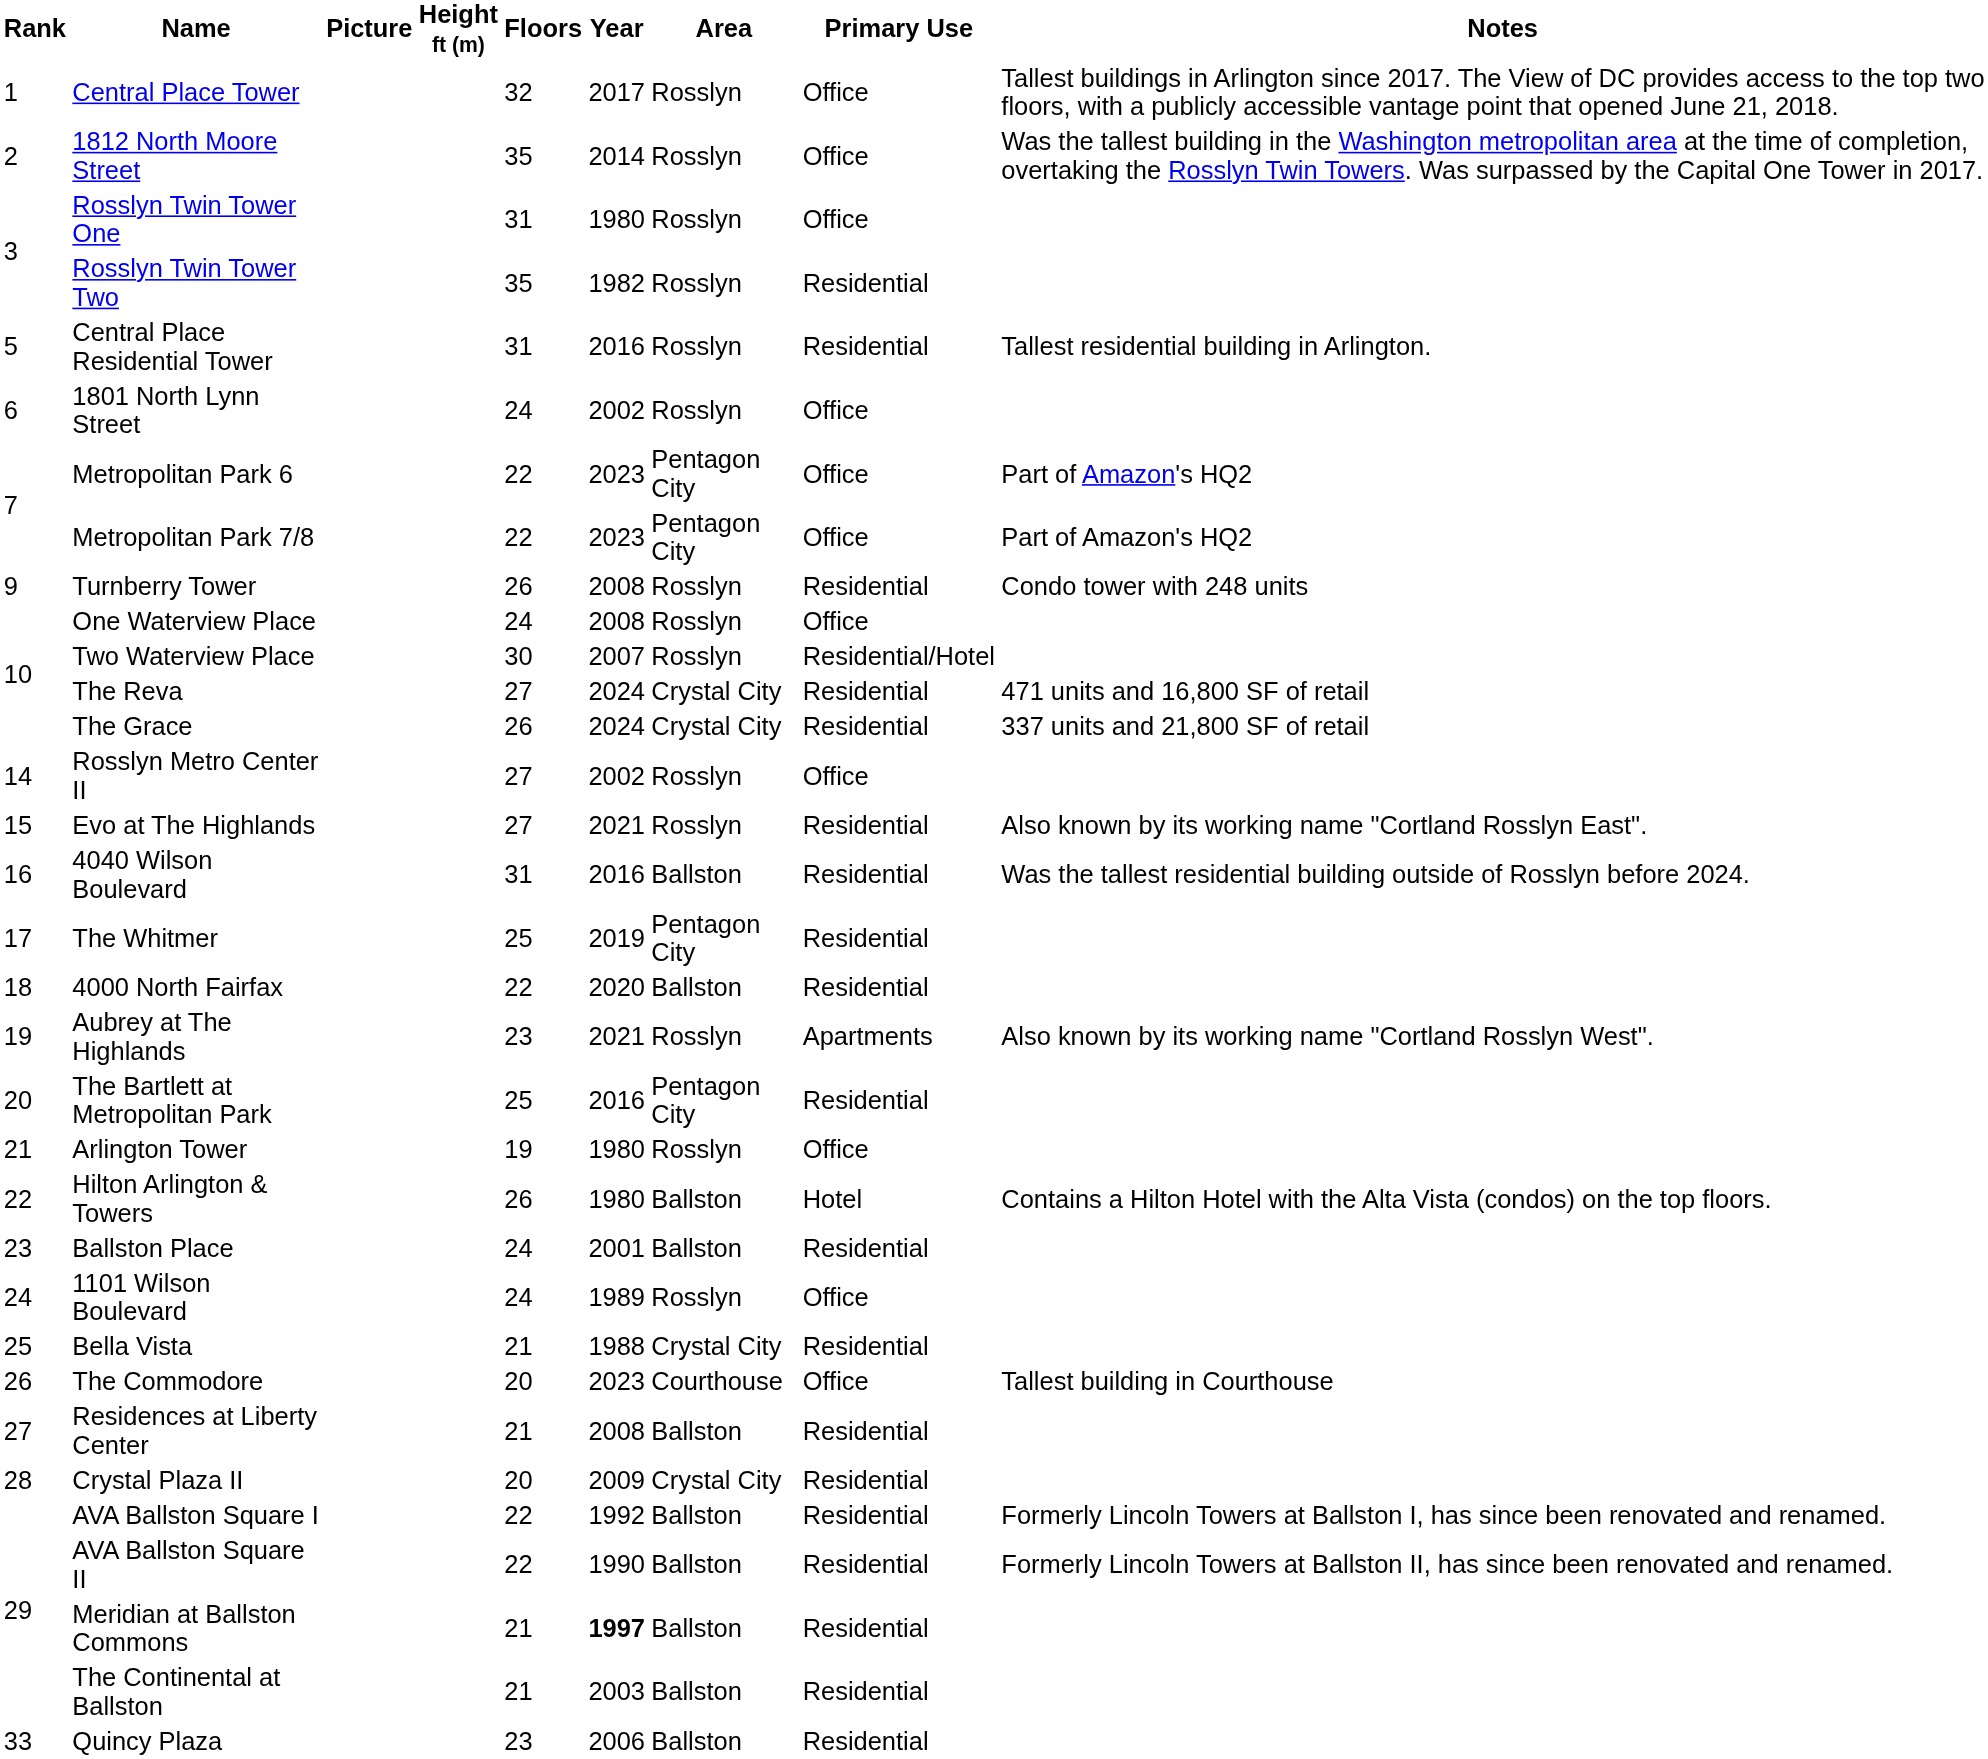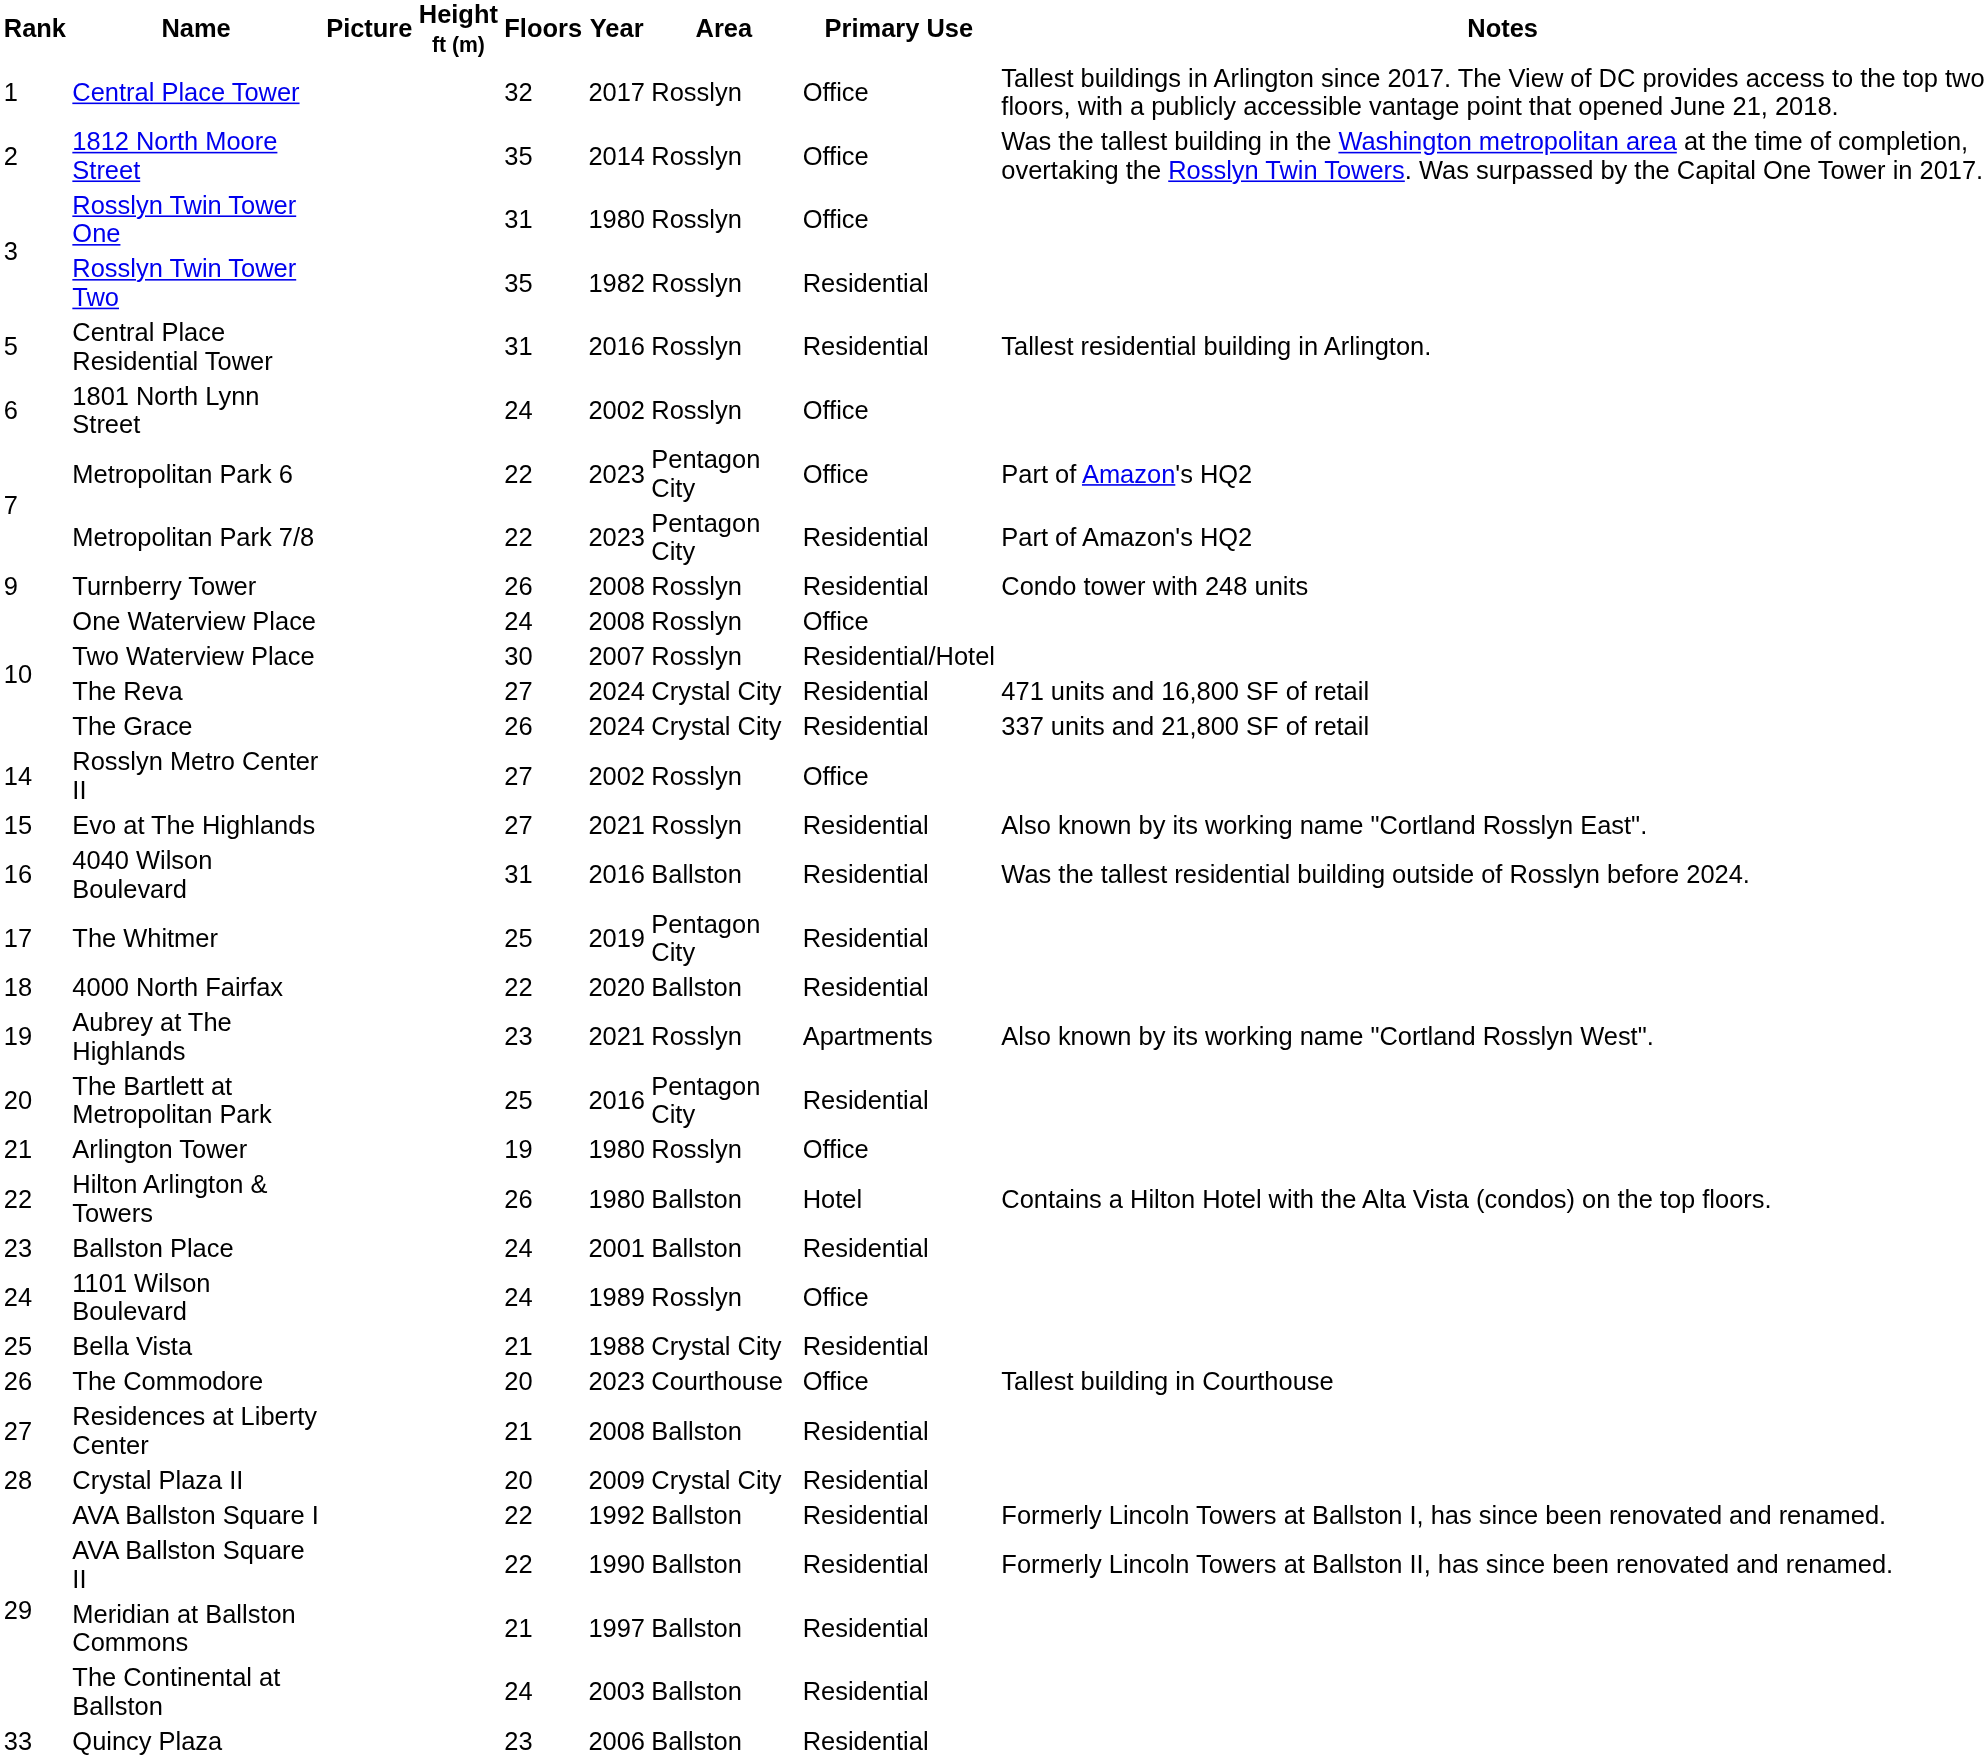(836, 537) Office -> (866, 537) Residential
(617, 1628) bold -> (617, 1628) normal
(518, 1692) 21 -> (518, 1692) 24
